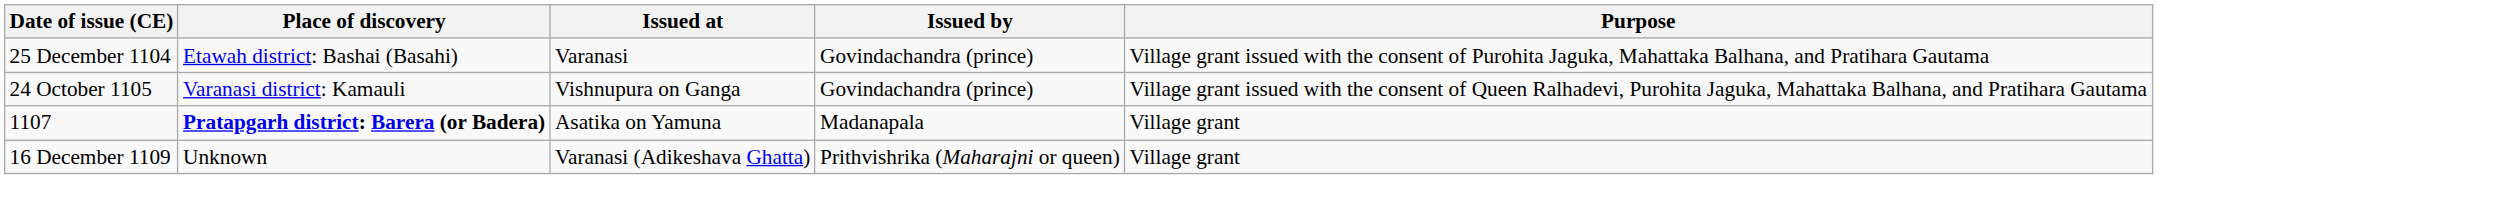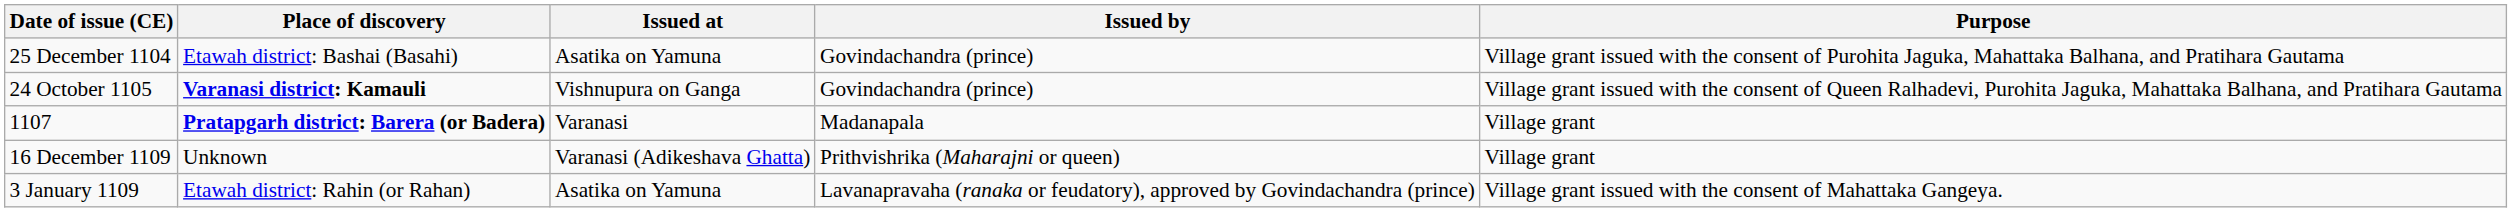(592, 55) Varanasi -> (638, 55) Asatika on Yamuna
(294, 88) normal -> (304, 88) bold
(638, 122) Asatika on Yamuna -> (592, 122) Varanasi
+ row: (74, 190)
